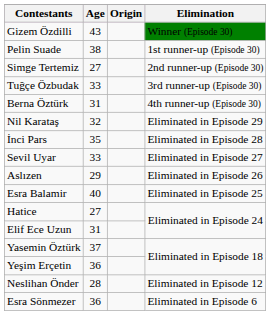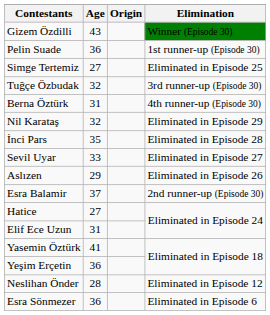(95, 49) 38 -> (95, 49) 36
(205, 67) 2nd runner-up (Episode 30) -> (205, 67) Eliminated in Episode 25
(95, 85) 33 -> (95, 85) 32
(95, 193) 40 -> (95, 193) 37
(205, 193) Eliminated in Episode 25 -> (205, 193) 2nd runner-up (Episode 30)
(95, 247) 37 -> (95, 247) 41
